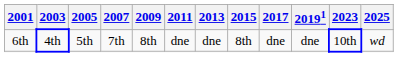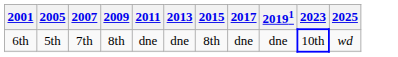- column: (52, 17)
